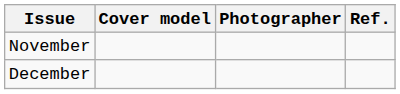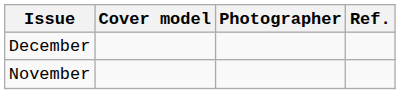rows swapped: (50, 46) <-> (50, 74)
